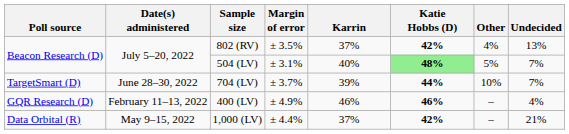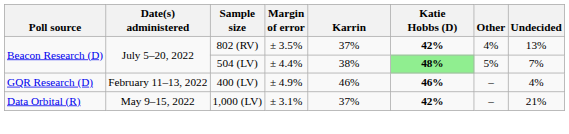(286, 64) ± 3.1% -> (286, 64) ± 4.4%
(349, 64) 40% -> (349, 64) 38%
- row: (237, 82)
(286, 120) ± 4.4% -> (286, 101) ± 3.1%
